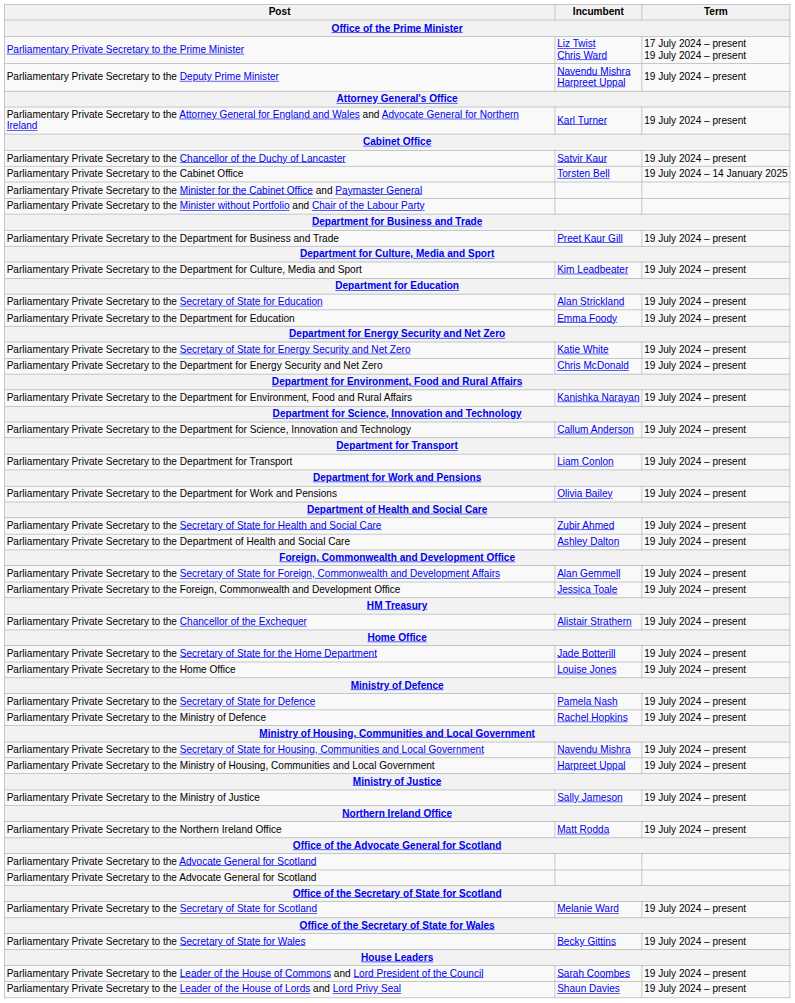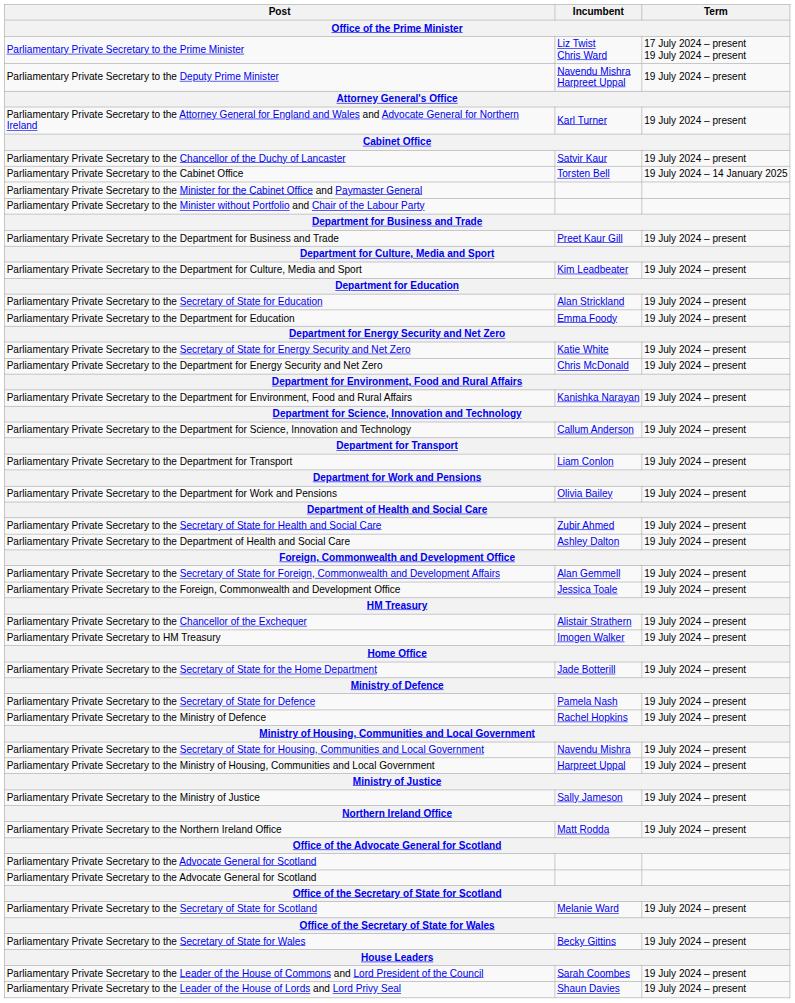+ row: (114, 638)
- row: (121, 669)
